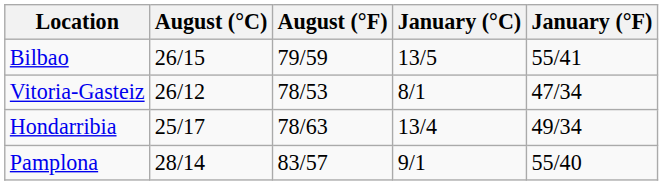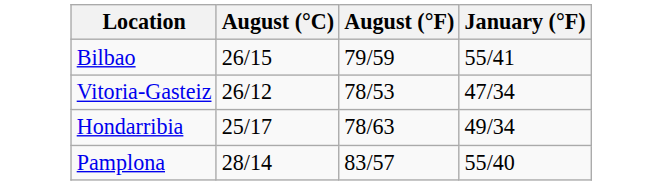- column: (459, 22)
